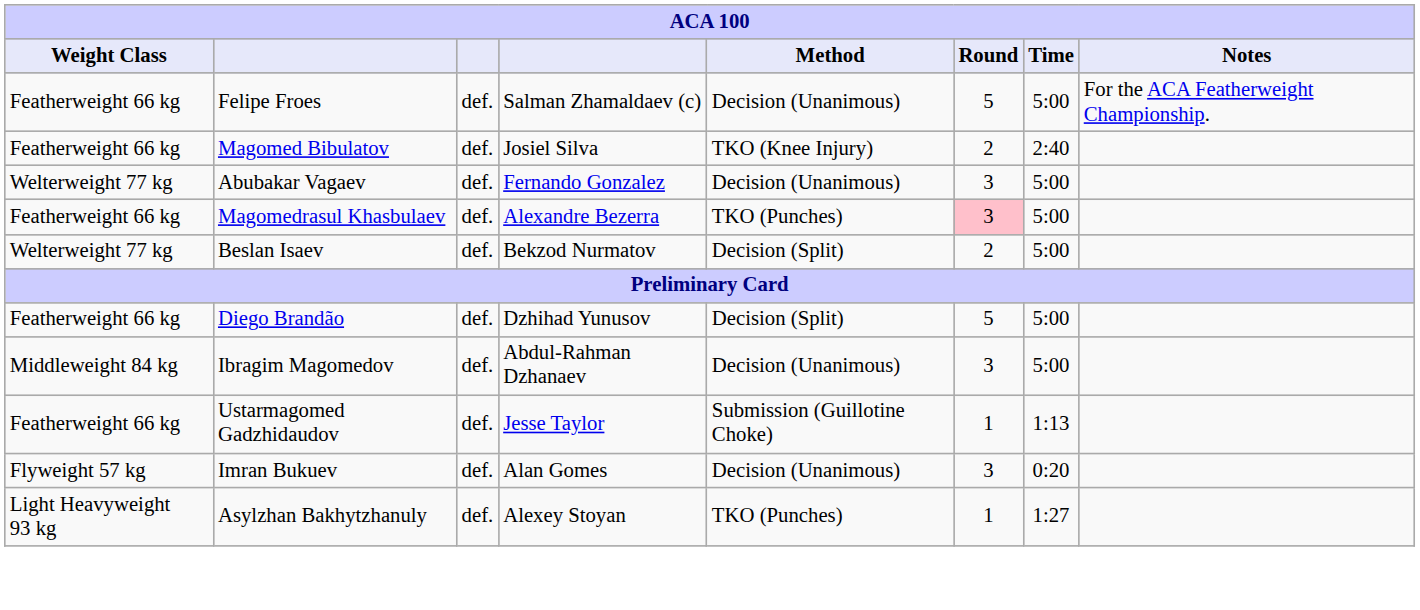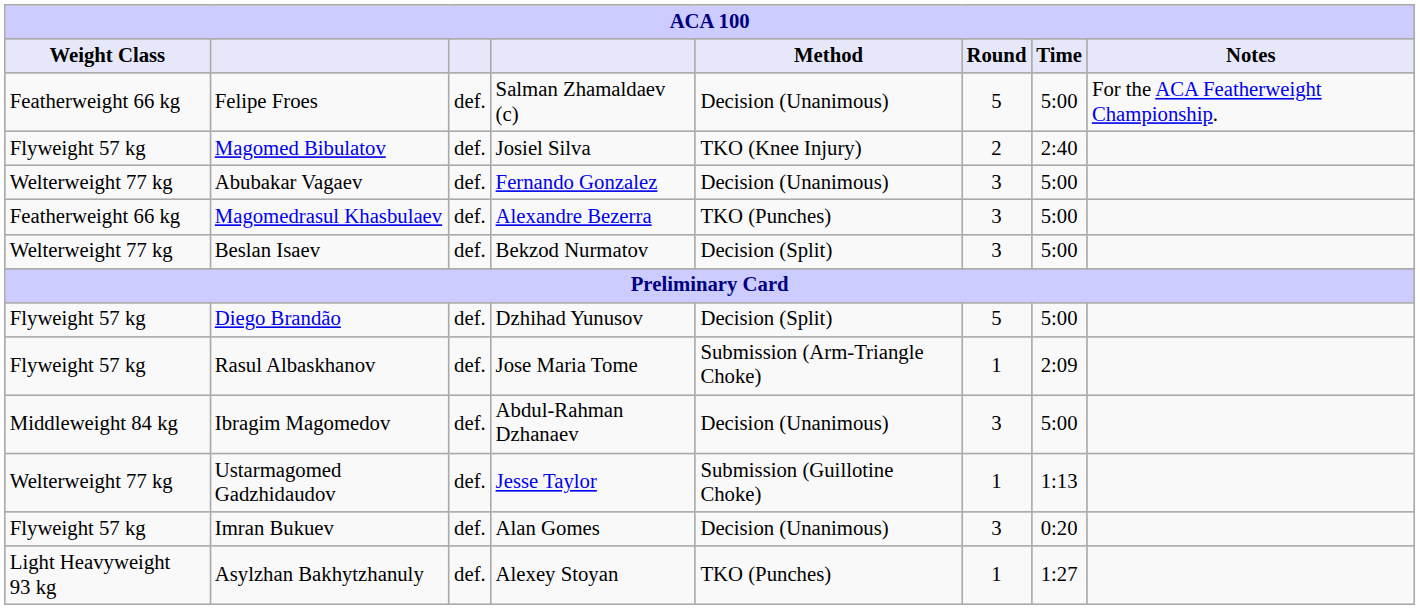(95, 148) Featherweight 66 kg -> (78, 148) Flyweight 57 kg
(988, 216) pink background -> (996, 216) no background
(988, 250) 2 -> (996, 250) 3
(95, 319) Featherweight 66 kg -> (78, 319) Flyweight 57 kg
+ row: (295, 365)
(95, 423) Featherweight 66 kg -> (91, 482) Welterweight 77 kg
